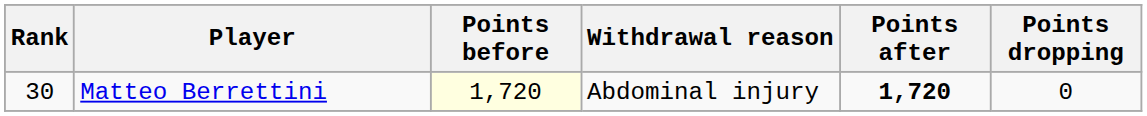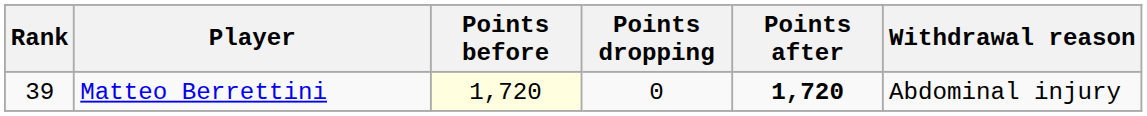columns swapped: (1066, 39) <-> (710, 39)
(40, 92) 30 -> (40, 92) 39
